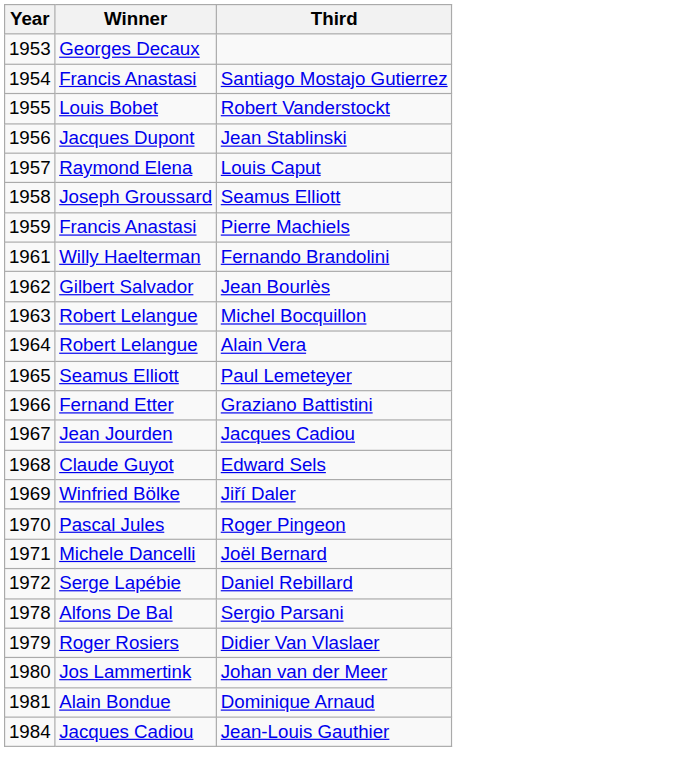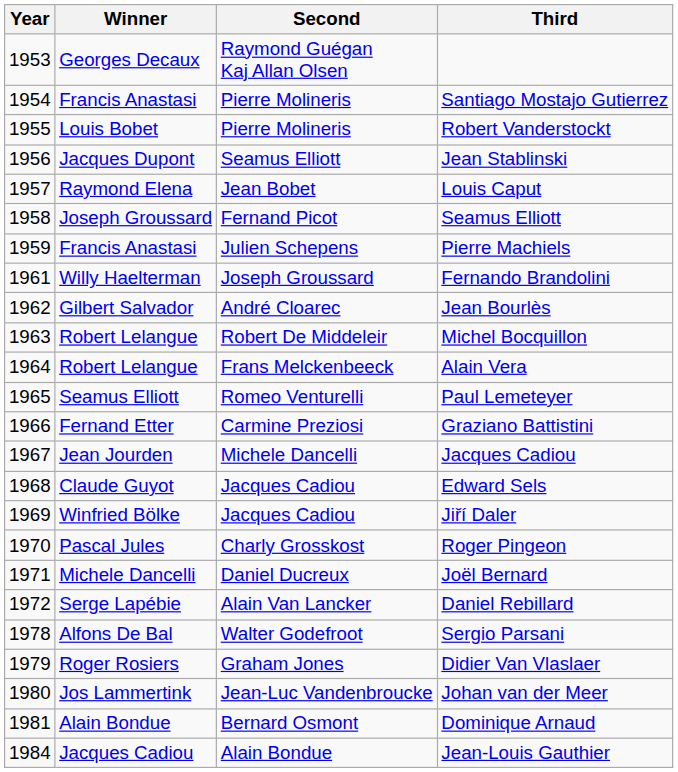+ column: (327, 19)
